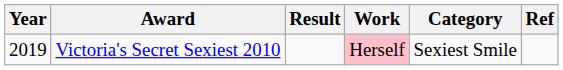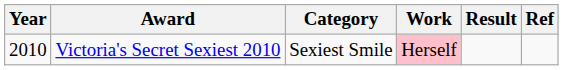columns swapped: (465, 19) <-> (315, 19)
(28, 49) 2019 -> (28, 49) 2010
